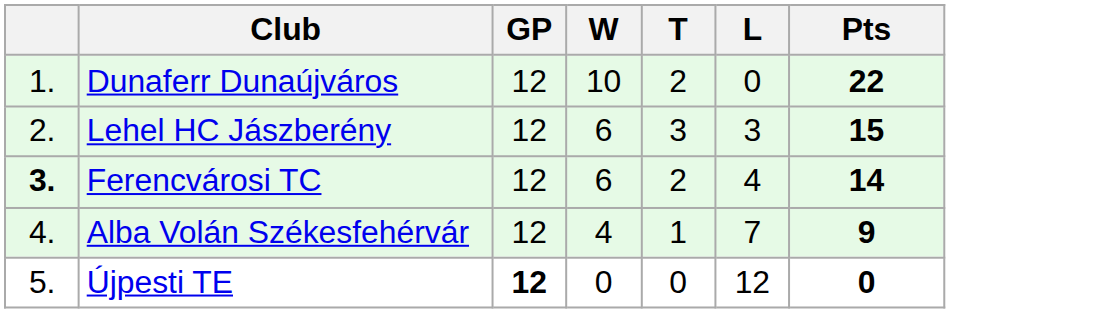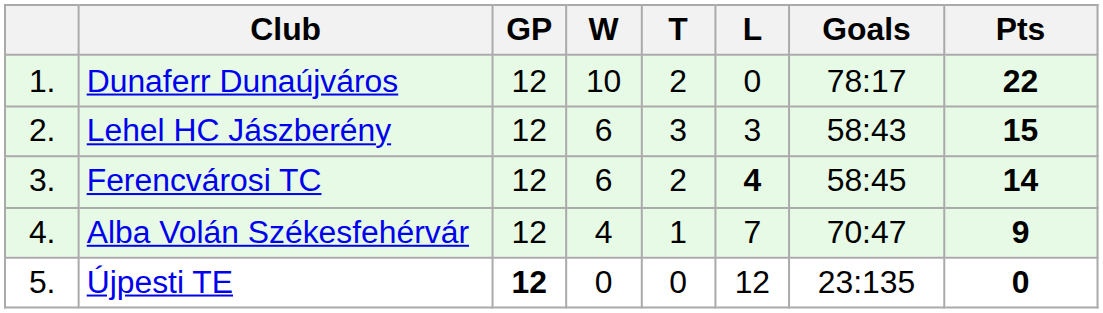+ column: (867, 29)
(42, 181) bold -> (42, 181) normal
(752, 181) normal -> (752, 181) bold
